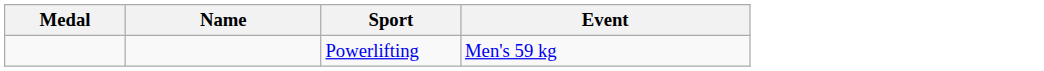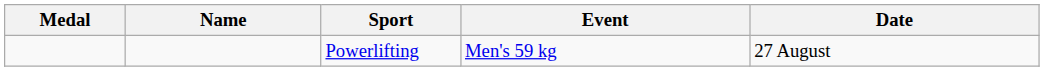+ column: (894, 20)
